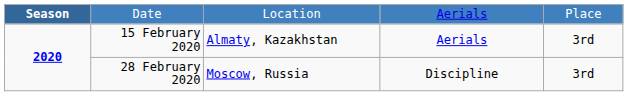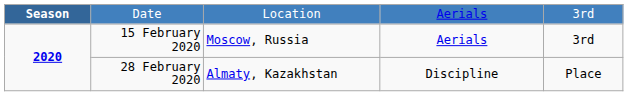(583, 15) Place -> (583, 15) 3rd
(272, 41) Almaty, Kazakhstan -> (257, 41) Moscow, Russia
(257, 74) Moscow, Russia -> (272, 74) Almaty, Kazakhstan
(583, 74) 3rd -> (583, 74) Place
